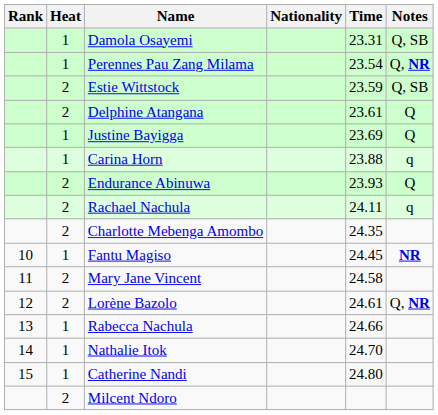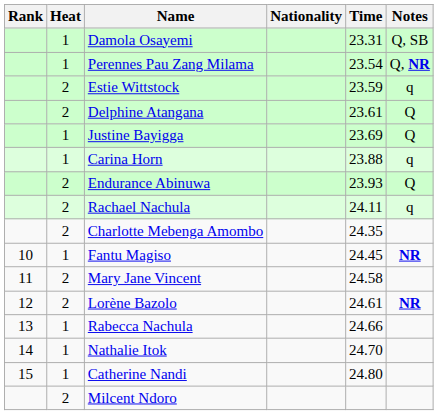(410, 87) Q, SB -> (410, 87) q
(410, 302) Q, NR -> (410, 302) NR
